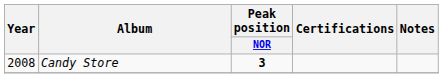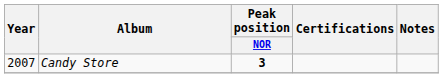(21, 63) 2008 -> (21, 63) 2007
